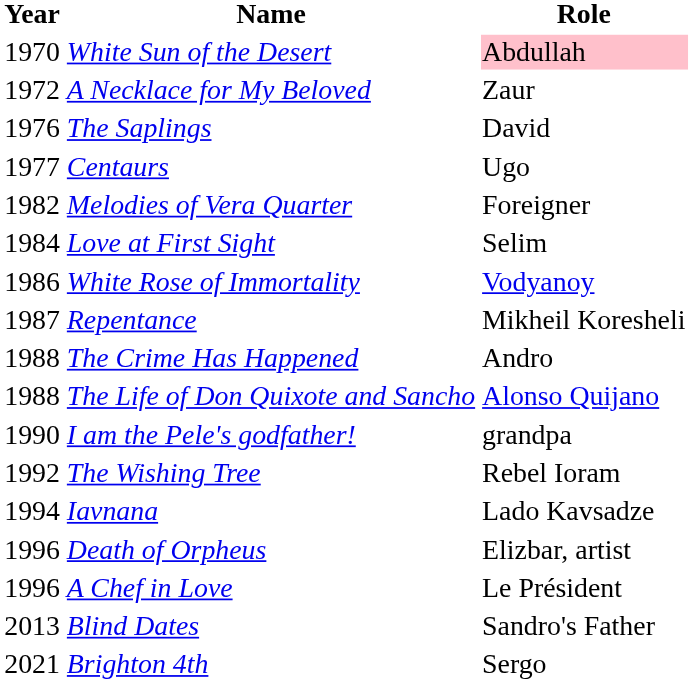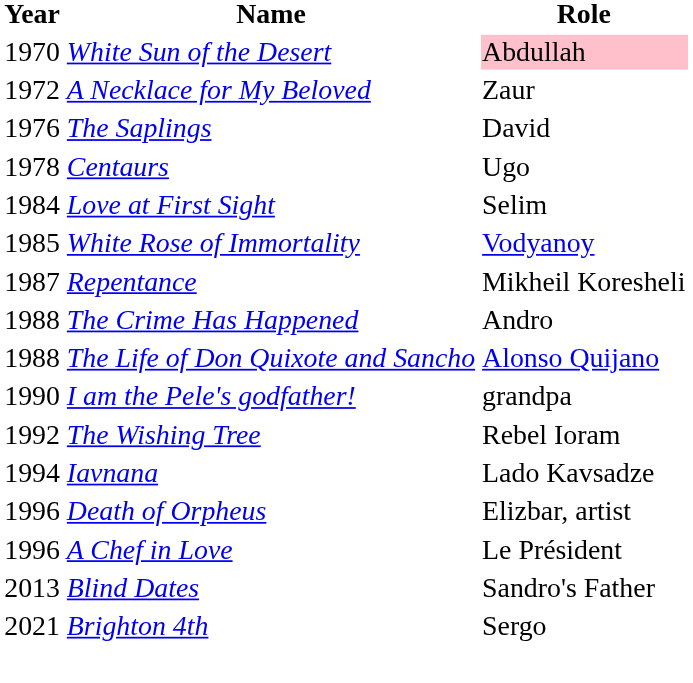(32, 166) 1977 -> (32, 166) 1978
- row: (210, 204)
(32, 281) 1986 -> (32, 243) 1985
